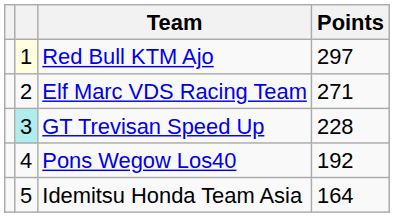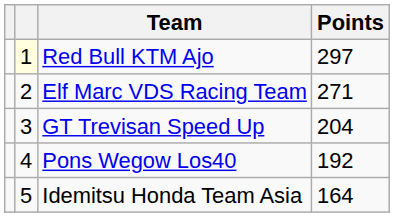(26, 126) paleturquoise background -> (26, 126) no background
(335, 126) 228 -> (335, 126) 204
